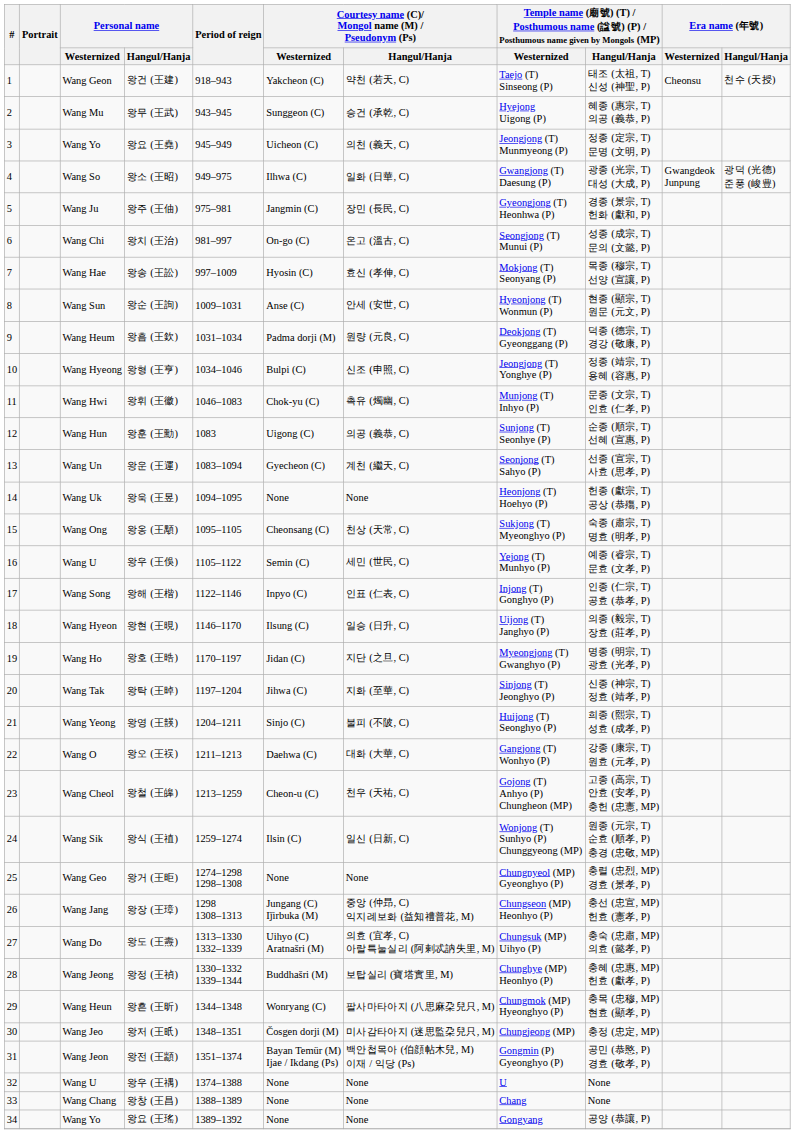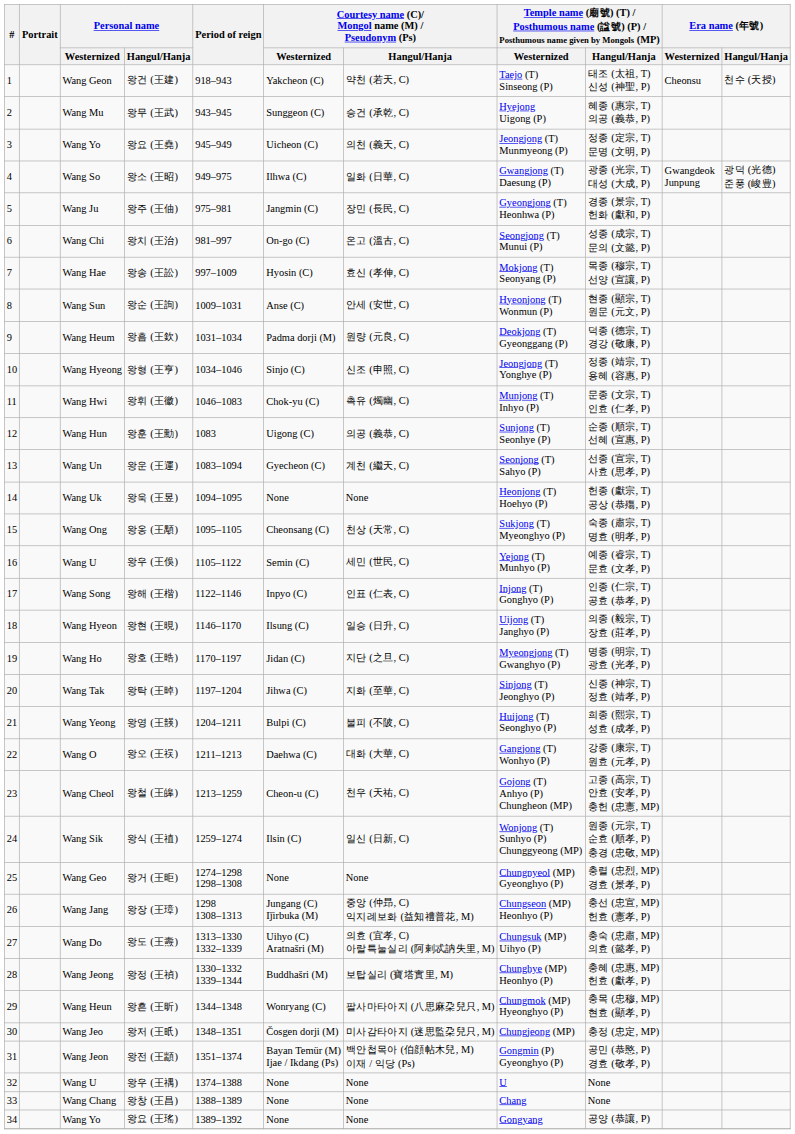(286, 369) Bulpi (C) -> (285, 369) Sinjo (C)
(285, 722) Sinjo (C) -> (286, 722) Bulpi (C)
